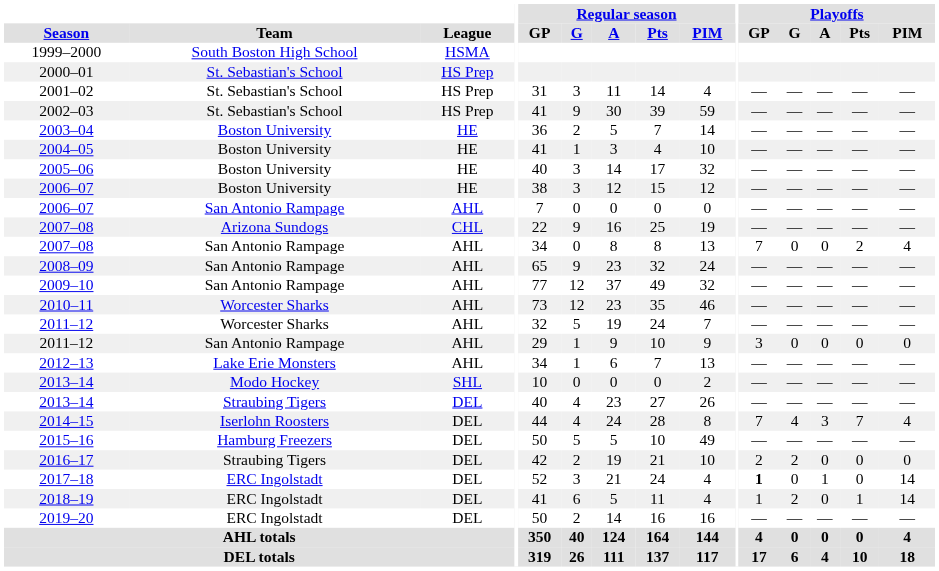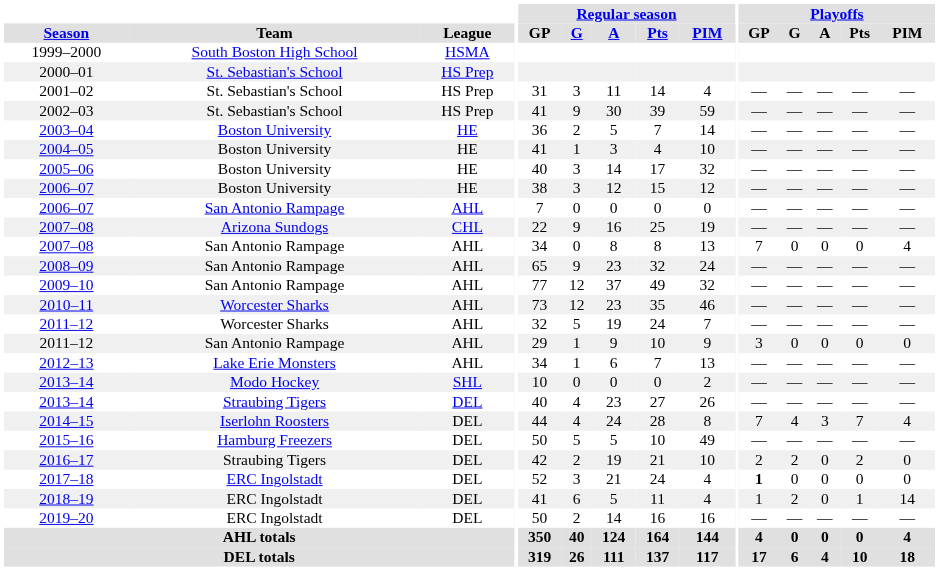(860, 246) 2 -> (860, 246) 0
(860, 459) 0 -> (860, 459) 2
(825, 479) 1 -> (825, 479) 0
(907, 479) 14 -> (907, 479) 0
